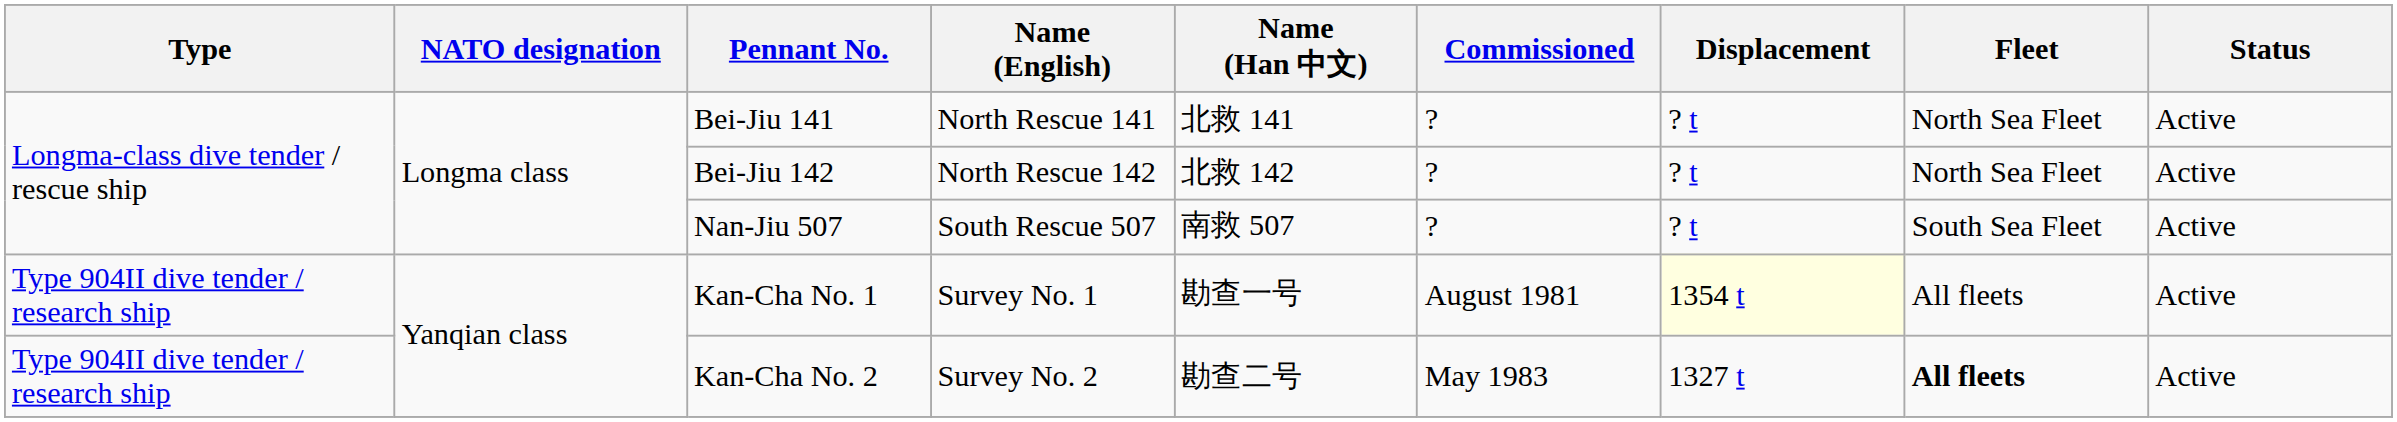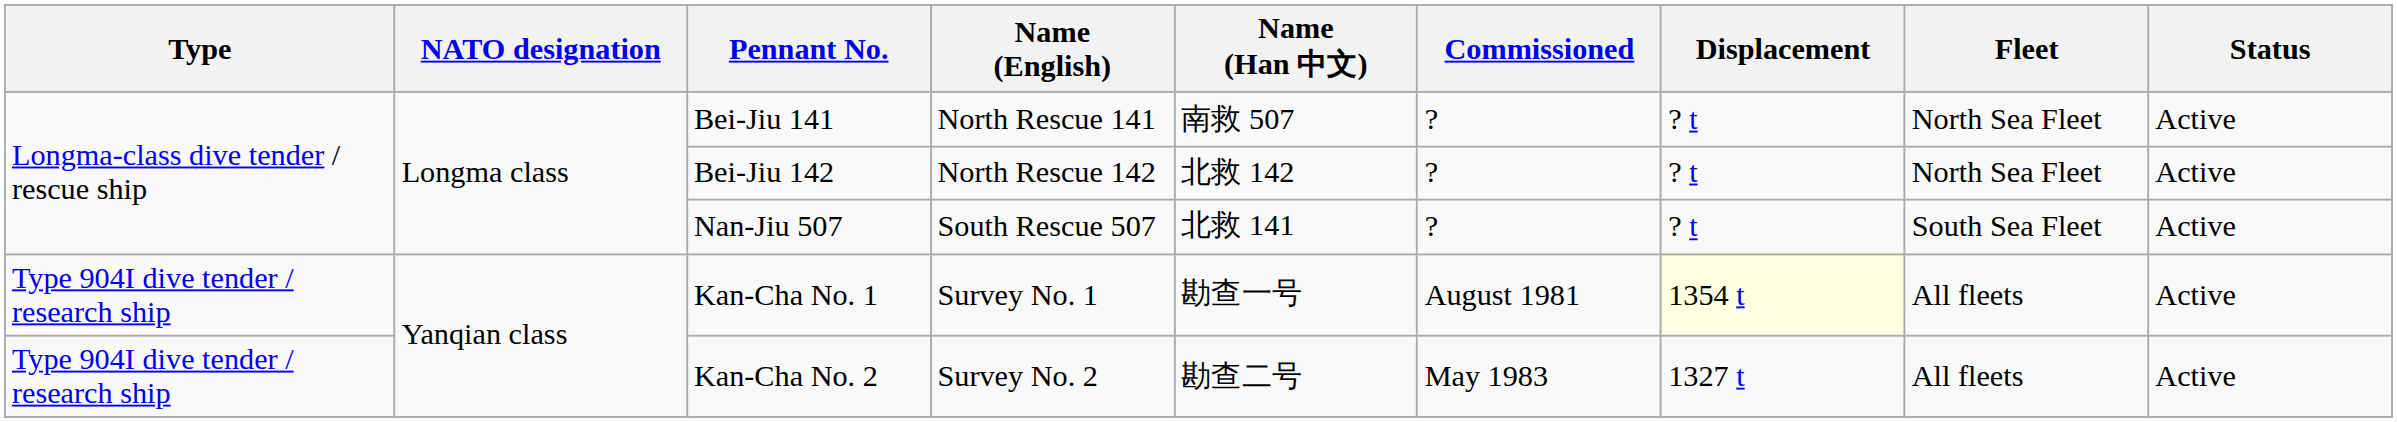(1238, 118) 北救 141 -> (1238, 118) 南救 507
(1238, 225) 南救 507 -> (1238, 225) 北救 141
(158, 294) Type 904II dive tender / research ship -> (153, 294) Type 904I dive tender / research ship
(158, 376) Type 904II dive tender / research ship -> (153, 376) Type 904I dive tender / research ship
(1968, 376) bold -> (1968, 376) normal
